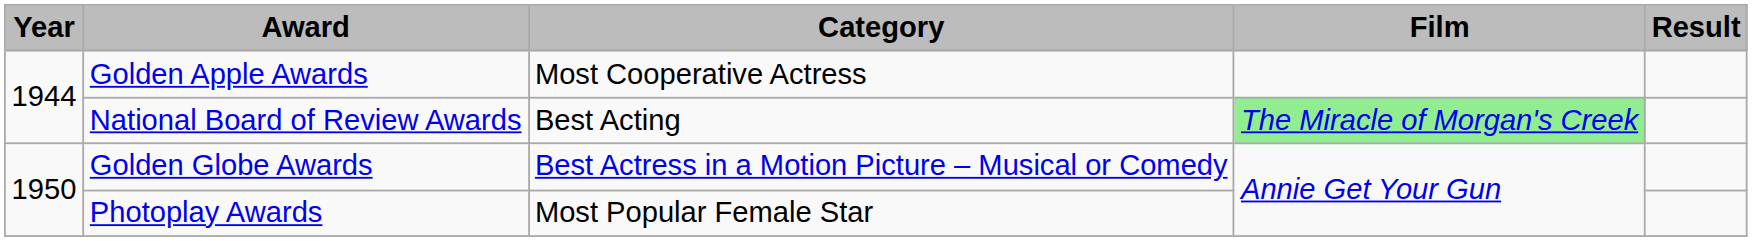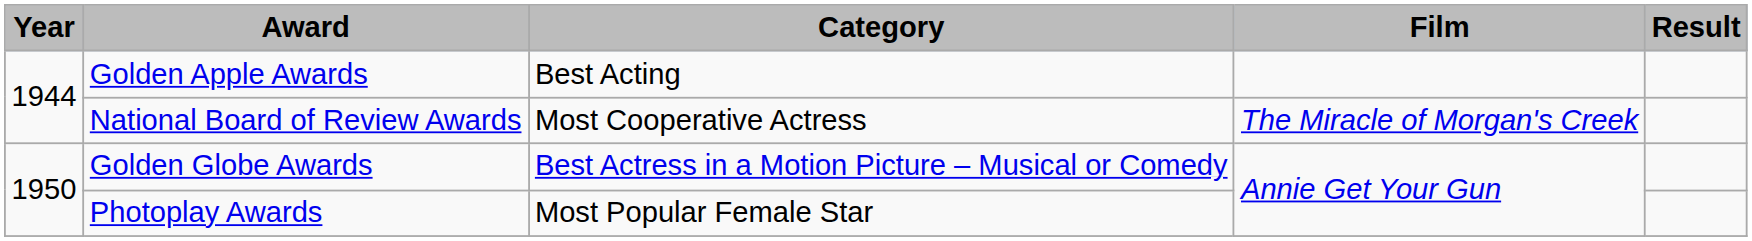(701, 73) Most Cooperative Actress -> (608, 73) Best Acting
(608, 119) Best Acting -> (701, 119) Most Cooperative Actress
(1440, 119) lightgreen background -> (1440, 119) no background
